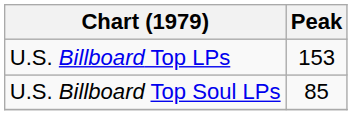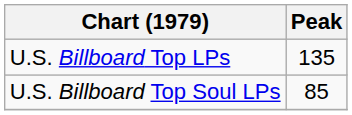(317, 57) 153 -> (317, 57) 135
